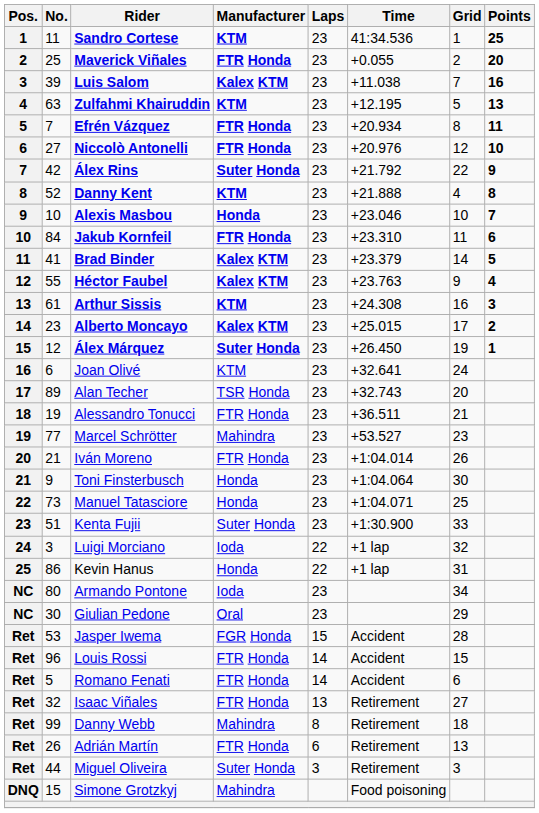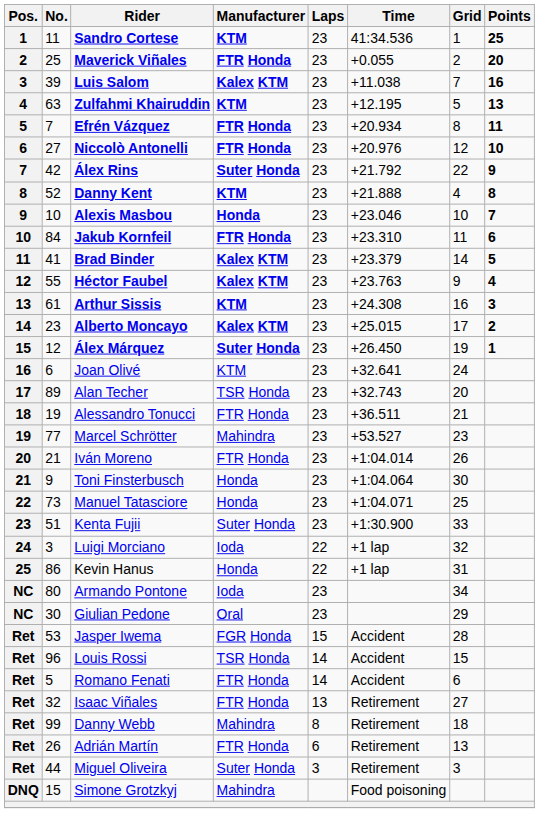(253, 658) FTR Honda -> (253, 658) TSR Honda
